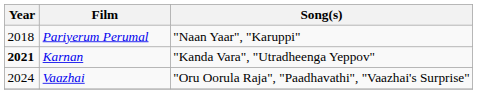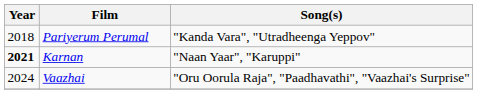(237, 36) "Naan Yaar", "Karuppi" -> (274, 36) "Kanda Vara", "Utradheenga Yeppov"
(274, 57) "Kanda Vara", "Utradheenga Yeppov" -> (237, 57) "Naan Yaar", "Karuppi"
